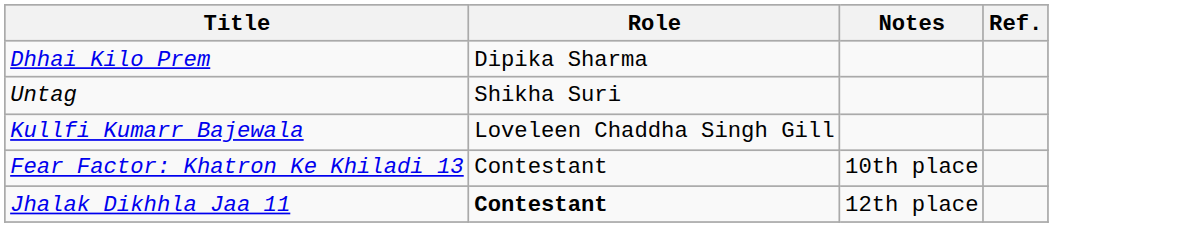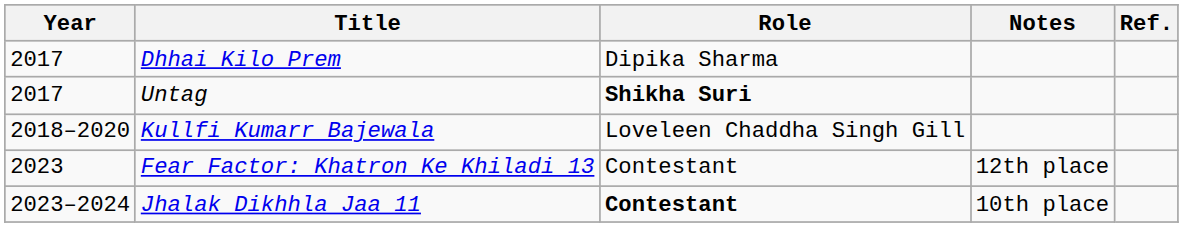+ column: (70, 23)
(548, 95) normal -> (678, 95) bold
(912, 168) 10th place -> (1042, 168) 12th place
(912, 204) 12th place -> (1042, 204) 10th place
